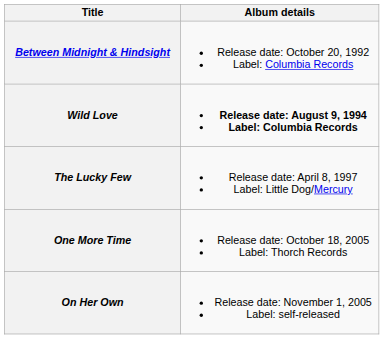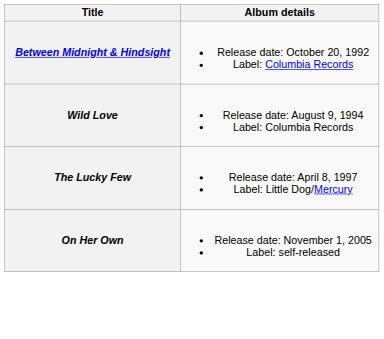(280, 121) bold -> (280, 121) normal
- row: (93, 240)
